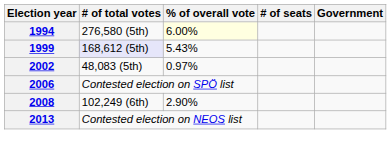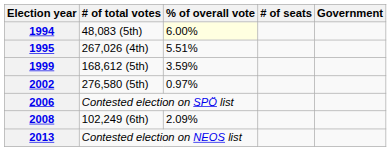(115, 31) 276,580 (5th) -> (112, 31) 48,083 (5th)
+ row: (42, 48)
(115, 48) lavender background -> (115, 66) no background
(182, 48) 5.43% -> (182, 66) 3.59%
(112, 66) 48,083 (5th) -> (115, 84) 276,580 (5th)
(182, 102) 2.90% -> (182, 119) 2.09%
